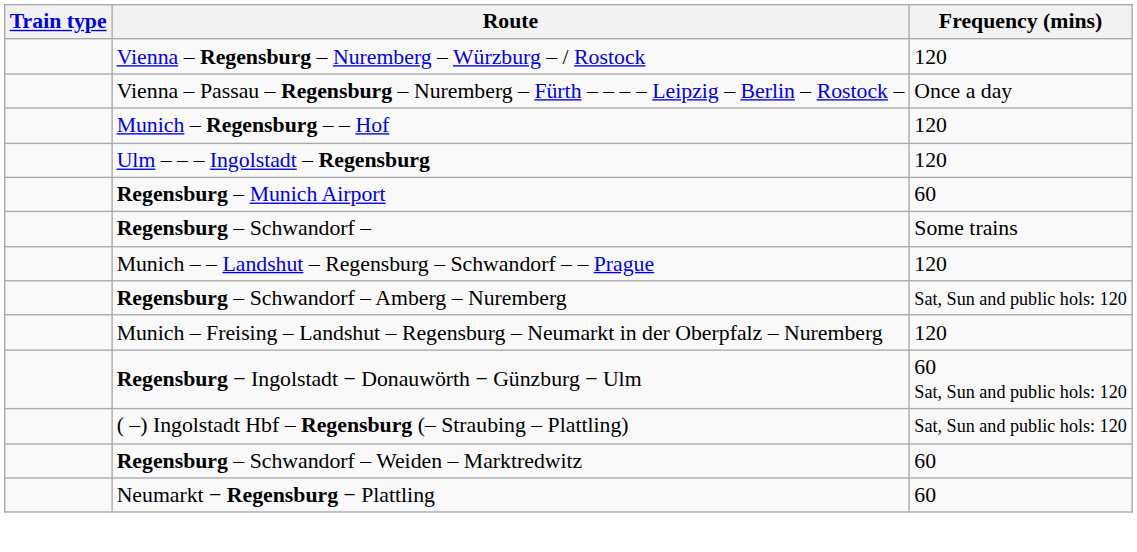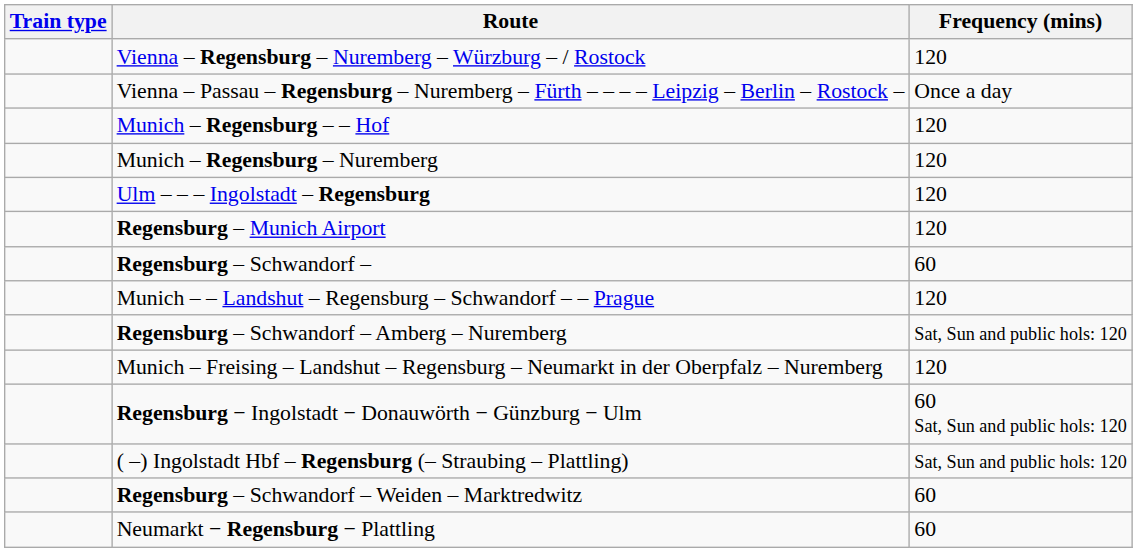+ row: (277, 159)
(925, 194) 60 -> (931, 228) 120
(966, 228) Some trains -> (925, 263) 60
